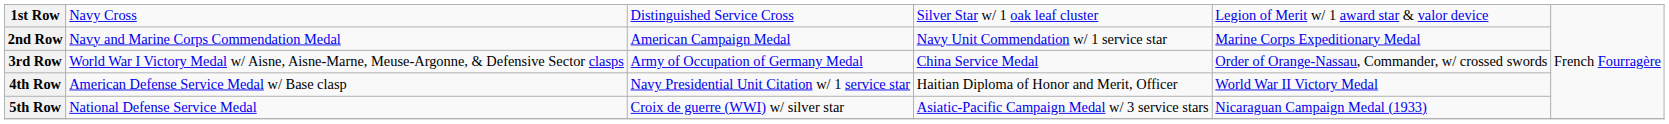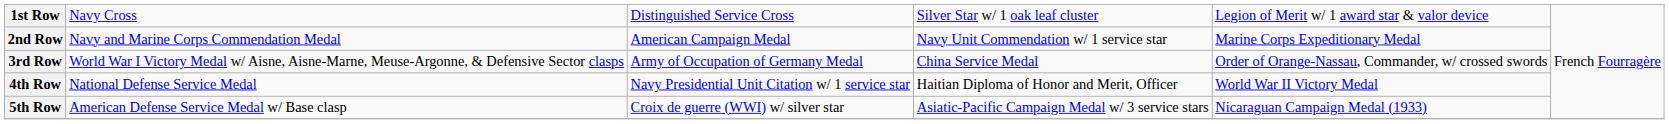(208, 84) American Defense Service Medal w/ Base clasp -> (163, 84) National Defense Service Medal
(163, 107) National Defense Service Medal -> (208, 107) American Defense Service Medal w/ Base clasp
